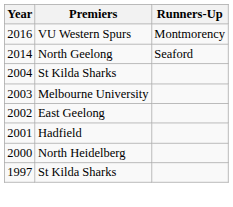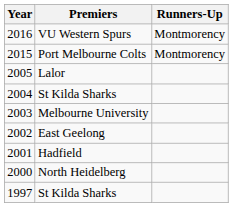+ row: (20, 53)
- row: (20, 53)
+ row: (20, 73)
